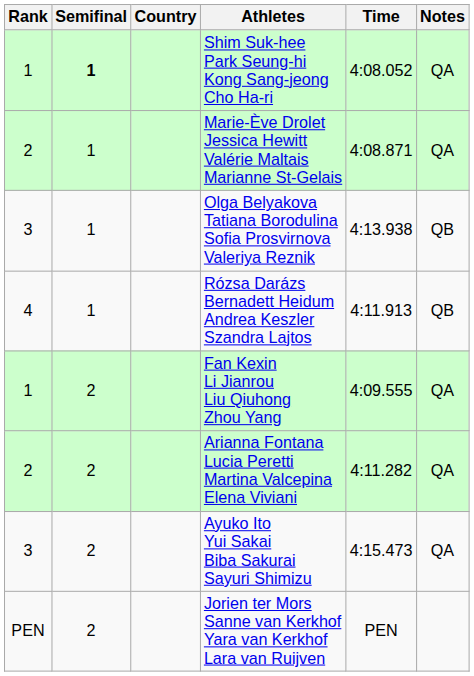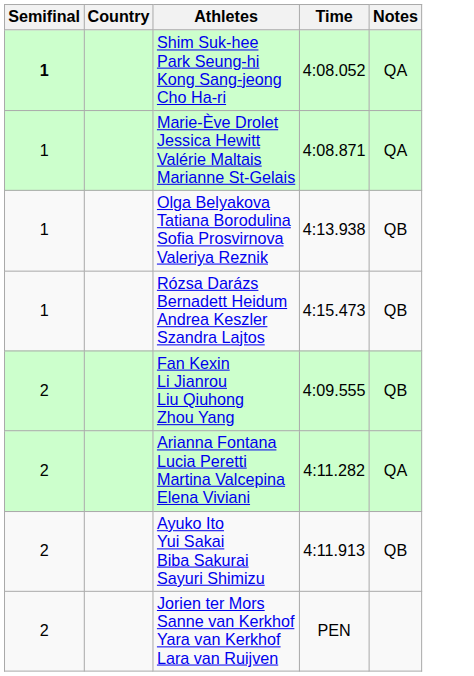- column: (28, 17)
(381, 310) 4:11.913 -> (334, 310) 4:15.473
(442, 390) QA -> (395, 390) QB
(381, 551) 4:15.473 -> (334, 551) 4:11.913
(442, 551) QA -> (395, 551) QB
